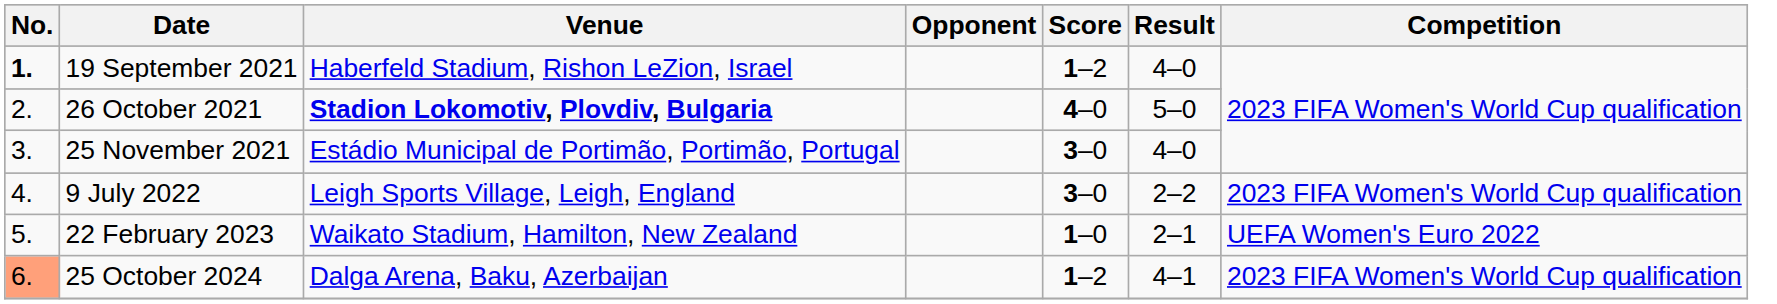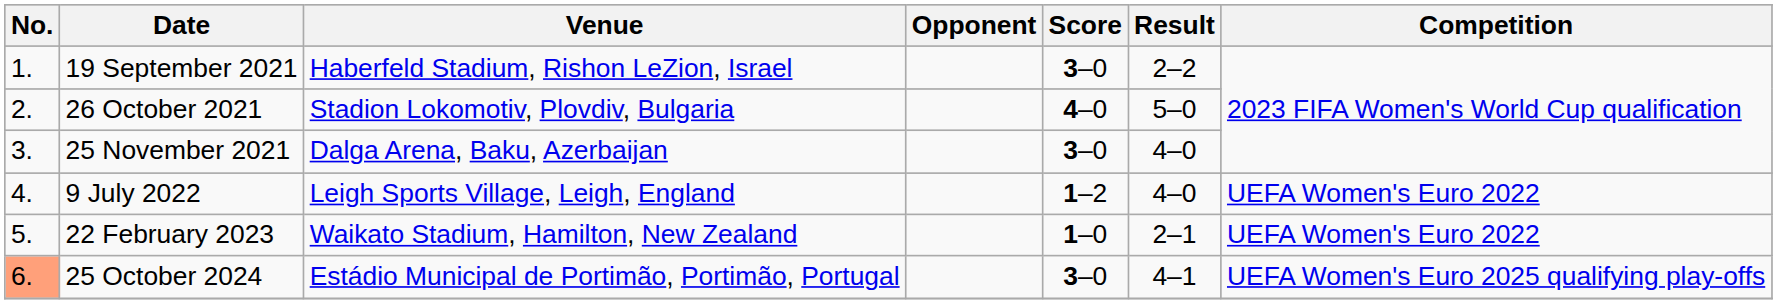(22, 67) bold -> (22, 67) normal
(1085, 67) 1–2 -> (1085, 67) 3–0
(1174, 67) 4–0 -> (1174, 67) 2–2
(541, 109) bold -> (522, 109) normal
(605, 151) Estádio Municipal de Portimão, Portimão, Portugal -> (489, 151) Dalga Arena, Baku, Azerbaijan
(1085, 192) 3–0 -> (1085, 192) 1–2
(1174, 192) 2–2 -> (1174, 192) 4–0
(1484, 192) 2023 FIFA Women's World Cup qualification -> (1383, 192) UEFA Women's Euro 2022
(489, 276) Dalga Arena, Baku, Azerbaijan -> (605, 276) Estádio Municipal de Portimão, Portimão, Portugal
(1085, 276) 1–2 -> (1085, 276) 3–0
(1484, 276) 2023 FIFA Women's World Cup qualification -> (1496, 276) UEFA Women's Euro 2025 qualifying play-offs
